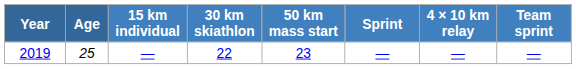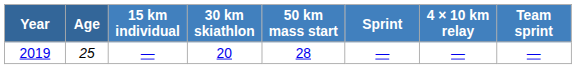(224, 53) 22 -> (224, 53) 20
(303, 53) 23 -> (303, 53) 28
